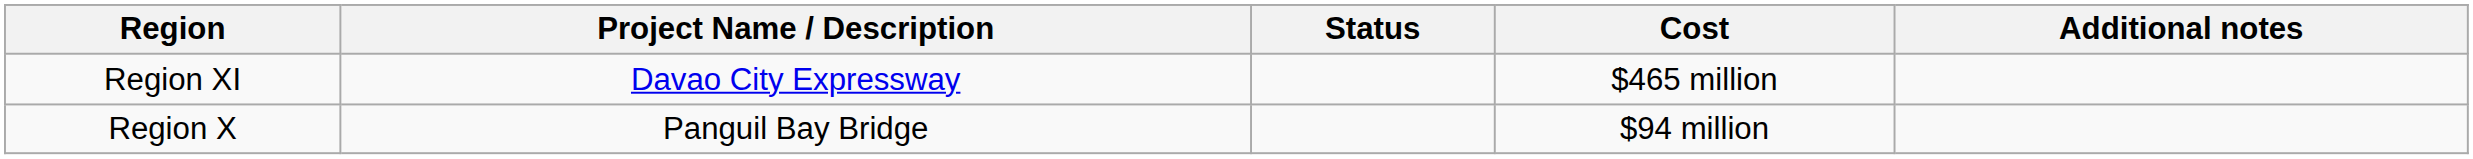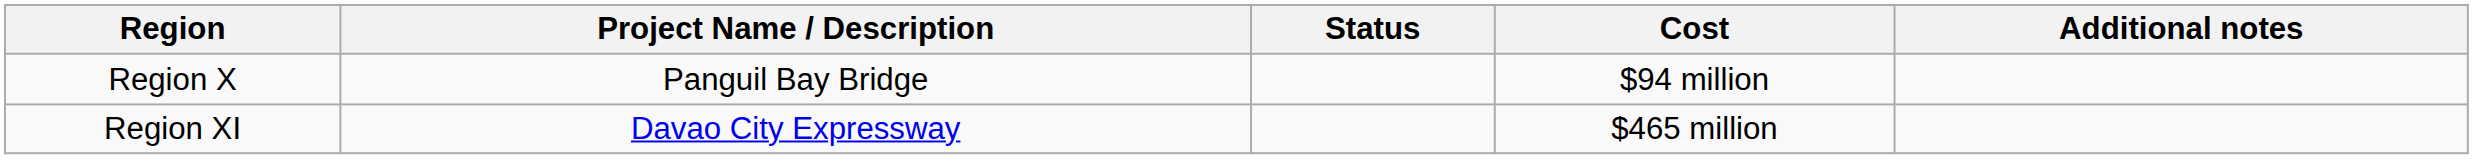rows swapped: (173, 78) <-> (173, 128)
